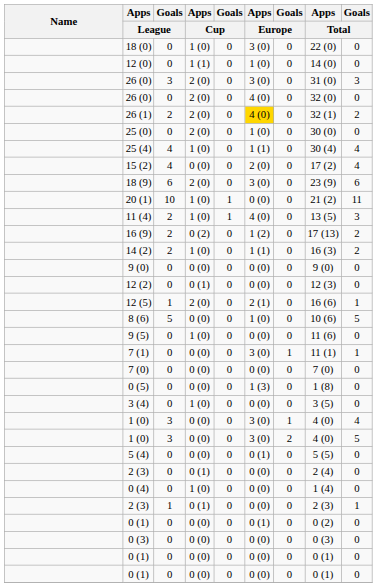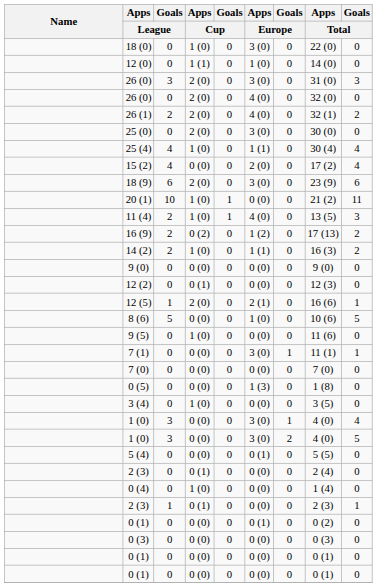(259, 115) gold background -> (259, 115) no background
(259, 132) 1 (0) -> (259, 132) 3 (0)
